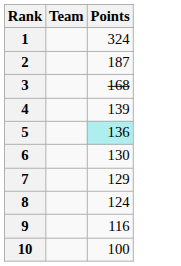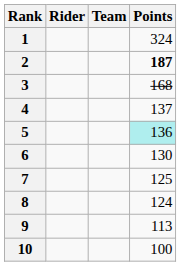+ column: (67, 16)
(119, 62) normal -> (161, 62) bold
(119, 109) 139 -> (161, 109) 137
(119, 179) 129 -> (161, 179) 125
(119, 226) 116 -> (162, 226) 113
